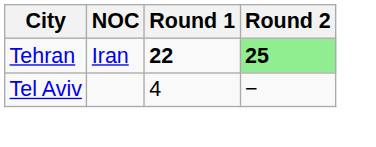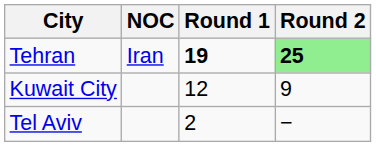(161, 55) 22 -> (196, 55) 19
+ row: (63, 89)
(155, 89) 4 -> (190, 123) 2
